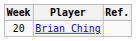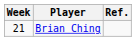(19, 29) 20 -> (19, 29) 21
